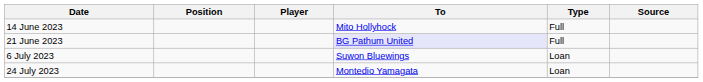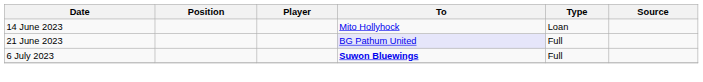(557, 27) Full -> (558, 27) Loan
(373, 56) normal -> (379, 56) bold
(560, 56) Loan -> (555, 56) Full
- row: (33, 71)
